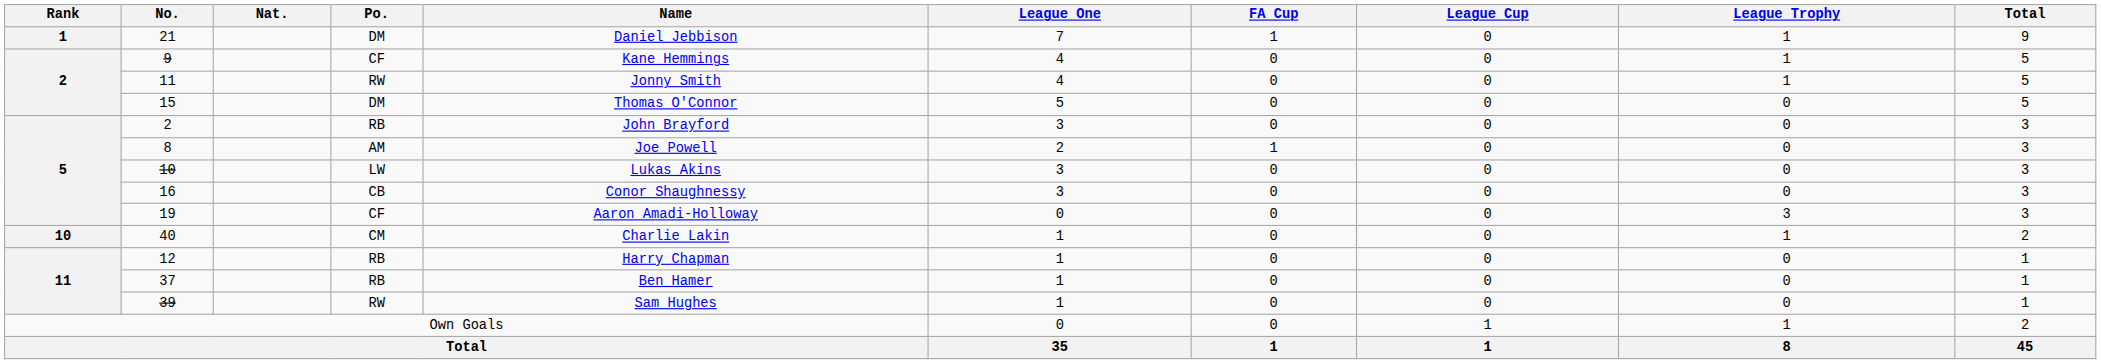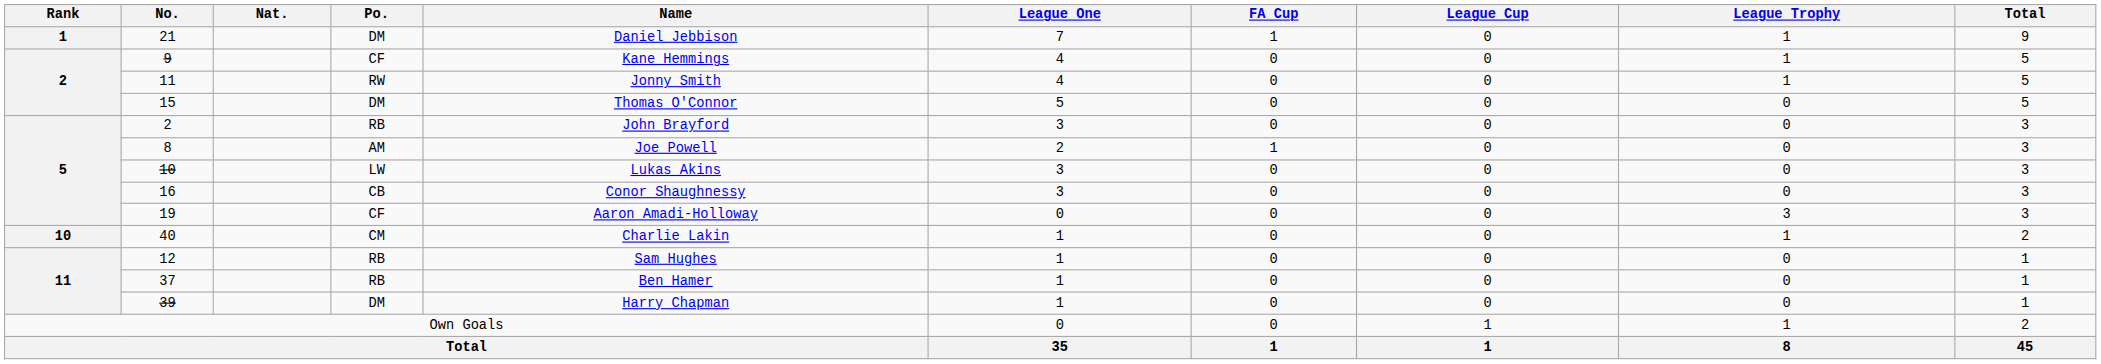(676, 259) Harry Chapman -> (676, 259) Sam Hughes
(377, 304) RW -> (377, 304) DM
(676, 304) Sam Hughes -> (676, 304) Harry Chapman
